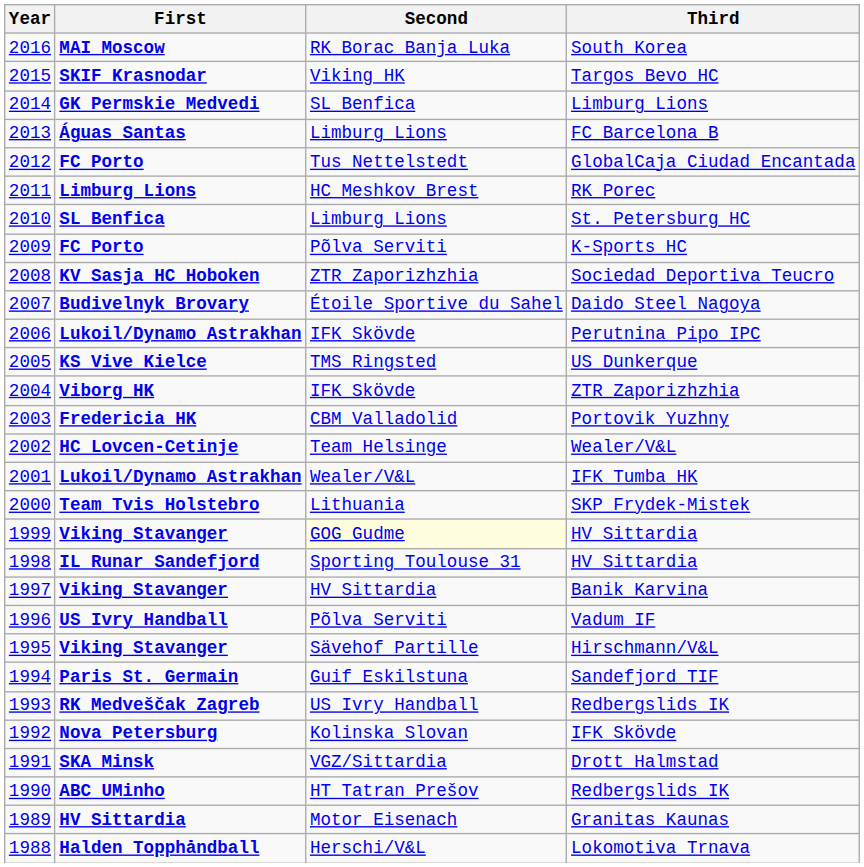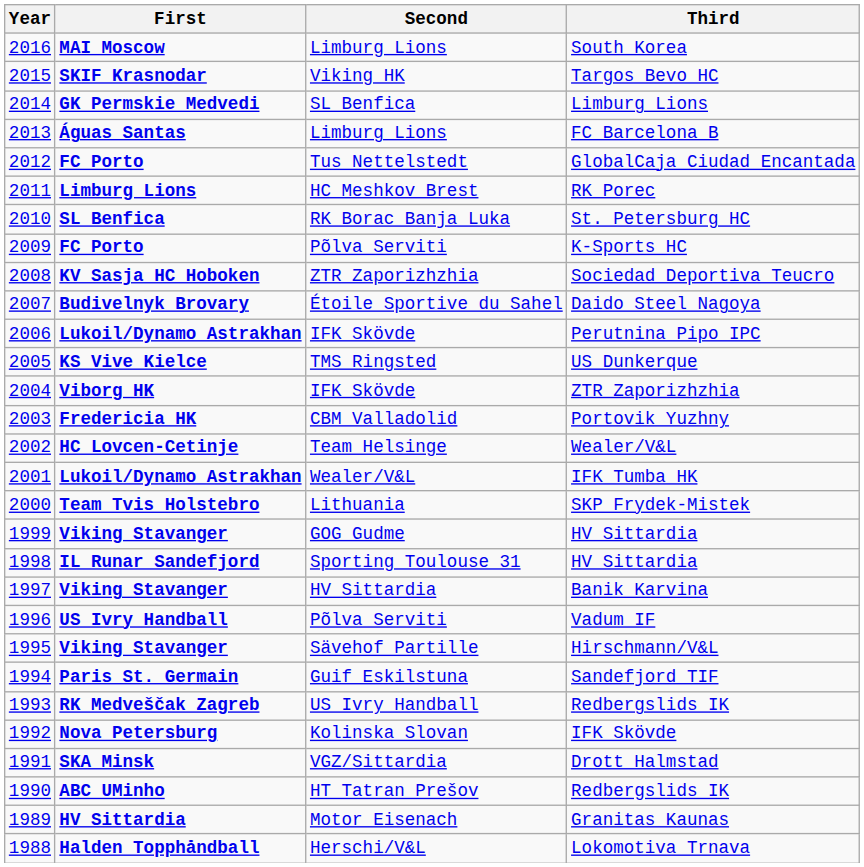(410, 48) RK Borac Banja Luka -> (378, 48) Limburg Lions
(378, 219) Limburg Lions -> (410, 219) RK Borac Banja Luka
(357, 534) lightyellow background -> (357, 534) no background
